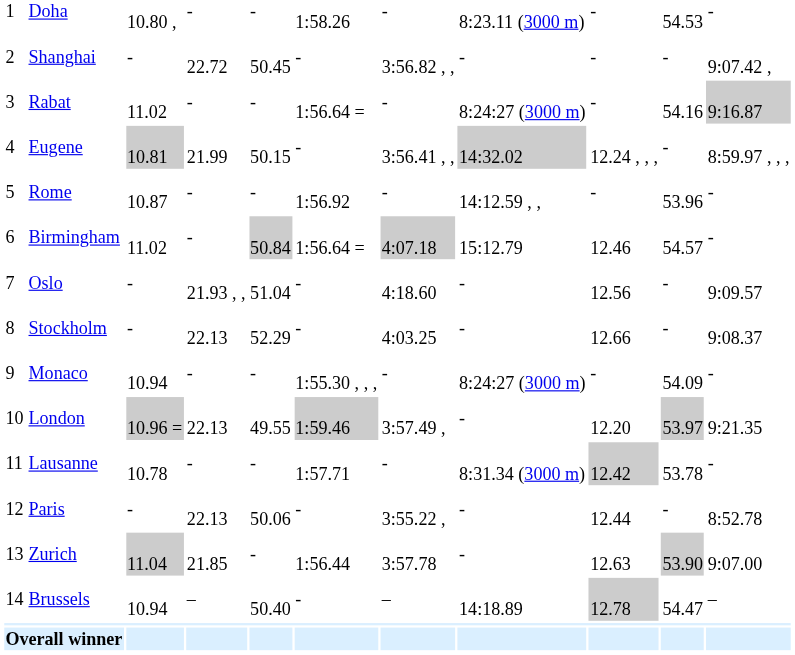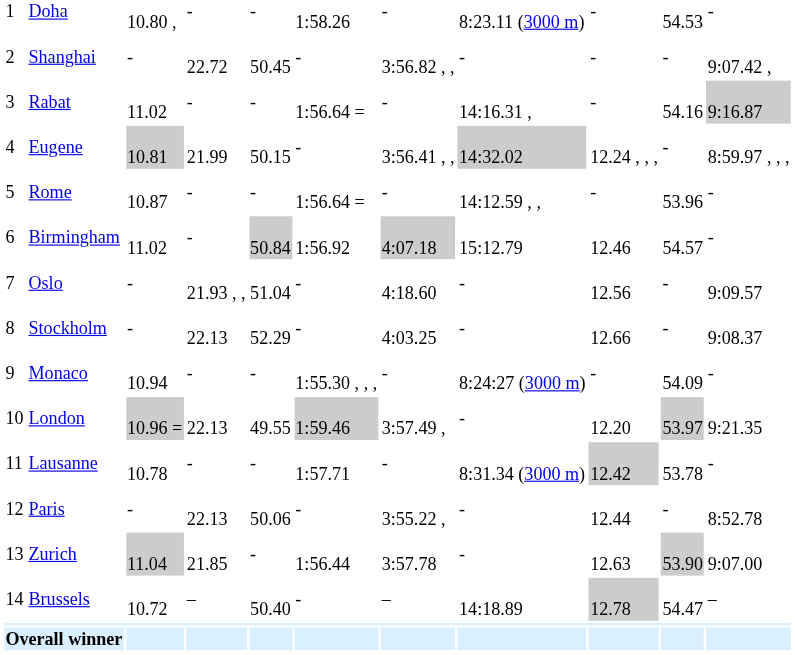(522, 112) 8:24:27 (3000 m) -> (495, 112) 14:16.31 ,
(323, 202) 1:56.92 -> (330, 202) 1:56.64 =
(330, 247) 1:56.64 = -> (323, 247) 1:56.92
(147, 609) 10.94 -> (147, 609) 10.72
